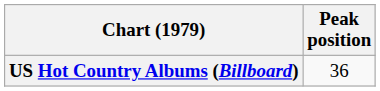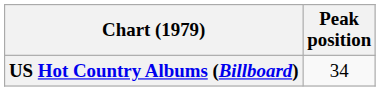(339, 70) 36 -> (339, 70) 34
